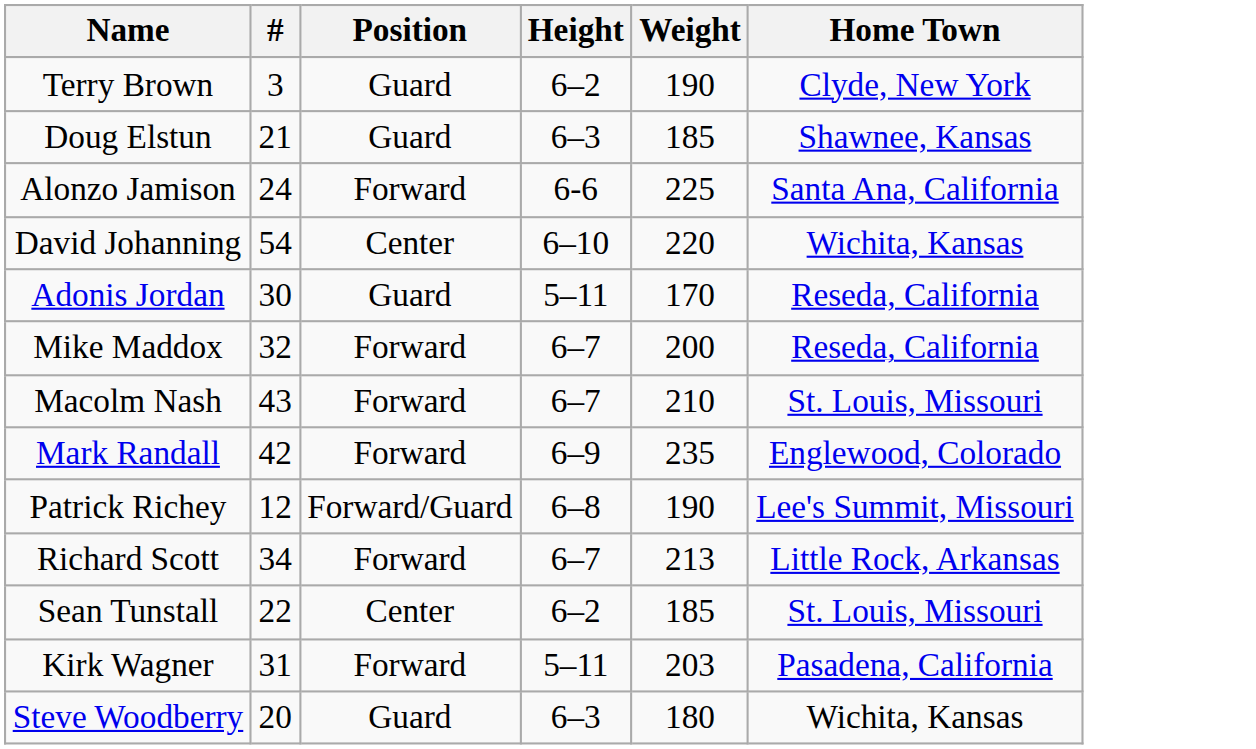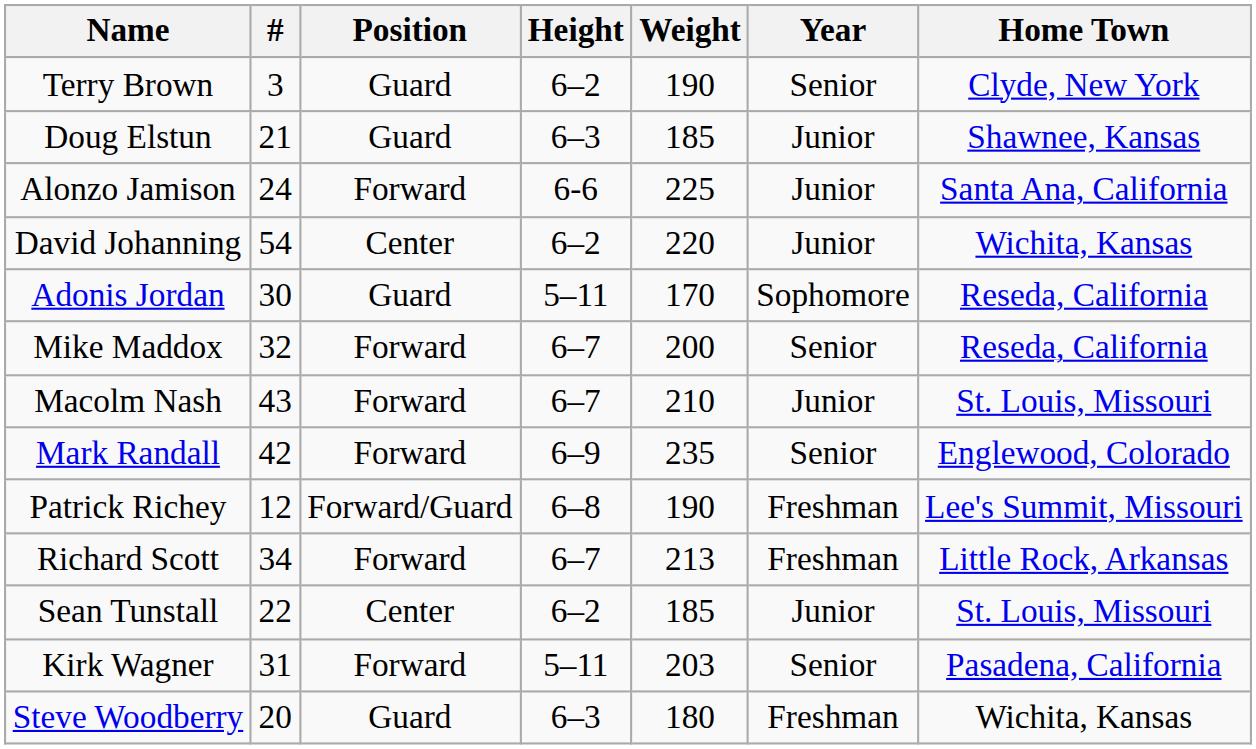+ column: (833, 30)
(576, 242) 6–10 -> (576, 242) 6–2
